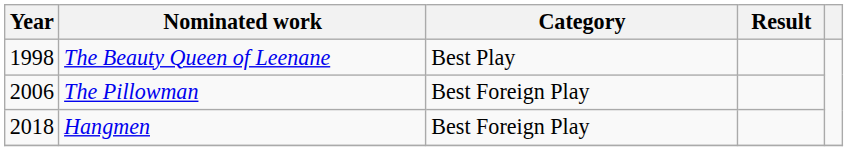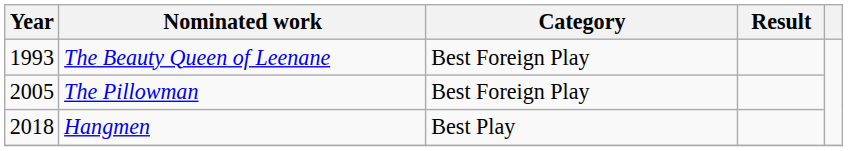(32, 57) 1998 -> (32, 57) 1993
(473, 57) Best Play -> (510, 57) Best Foreign Play
(32, 92) 2006 -> (32, 92) 2005
(510, 127) Best Foreign Play -> (473, 127) Best Play
